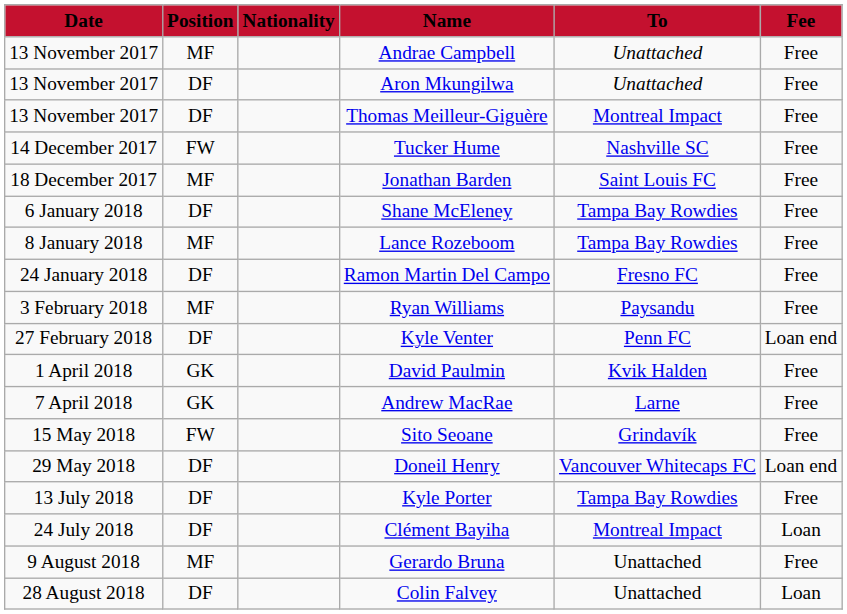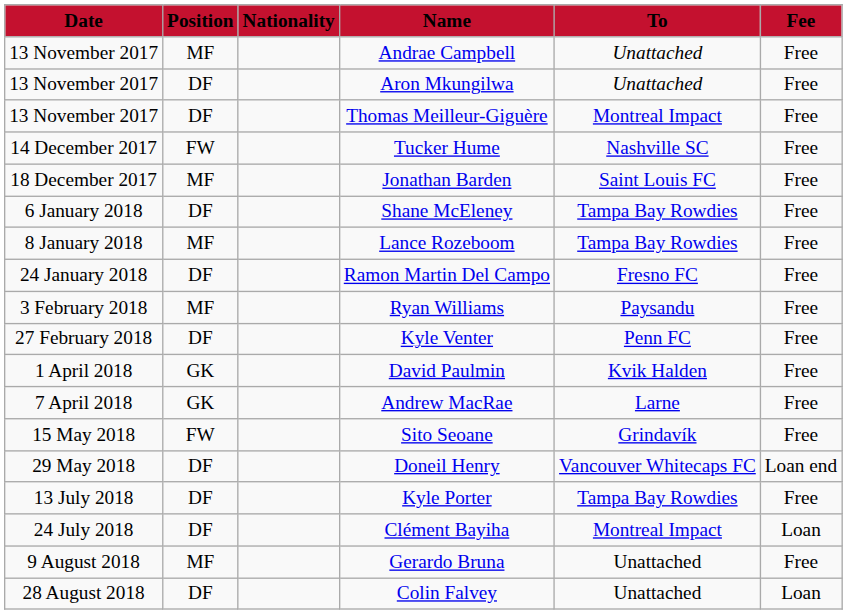(801, 339) Loan end -> (801, 339) Free
